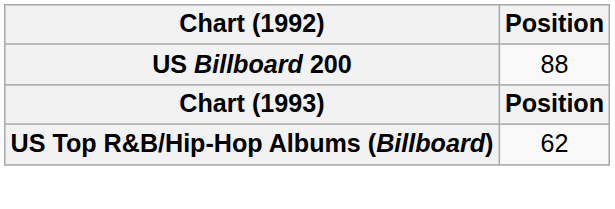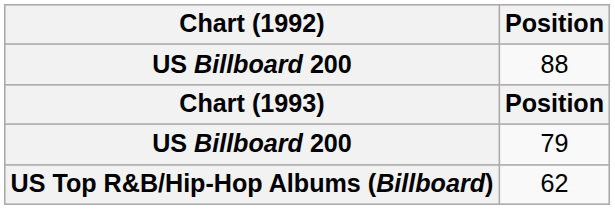+ row: (555, 143)
